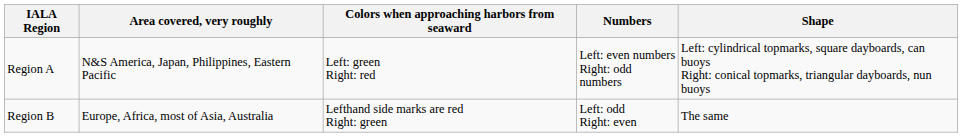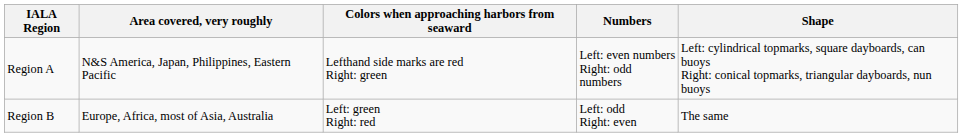(353, 68) Left: green Right: red -> (395, 68) Lefthand side marks are red Right: green
(395, 115) Lefthand side marks are red Right: green -> (353, 115) Left: green Right: red
